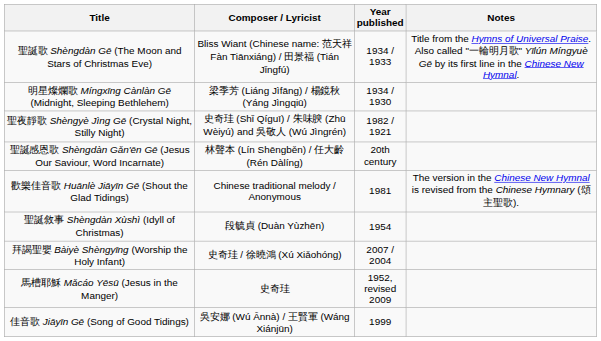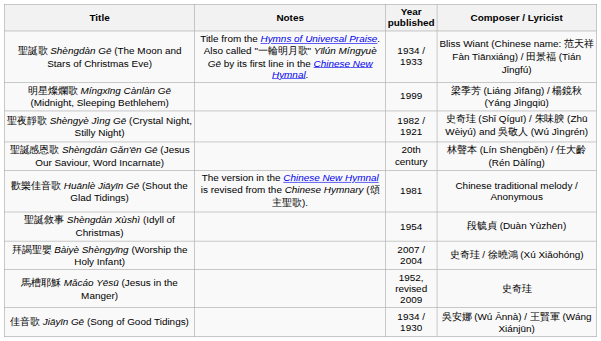columns swapped: (275, 17) <-> (501, 17)
(380, 96) 1934 / 1930 -> (411, 96) 1999
(380, 322) 1999 -> (411, 322) 1934 / 1930
